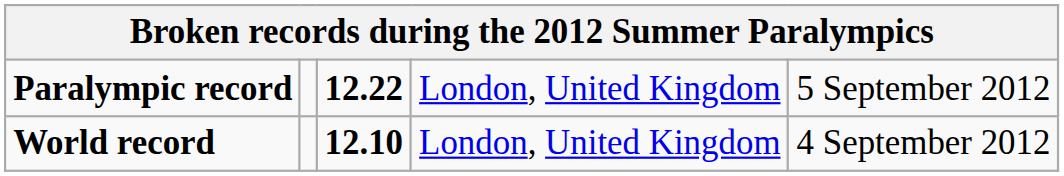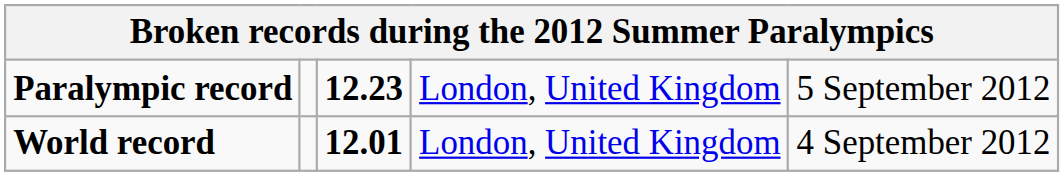(364, 87) 12.22 -> (364, 87) 12.23
(364, 142) 12.10 -> (364, 142) 12.01
